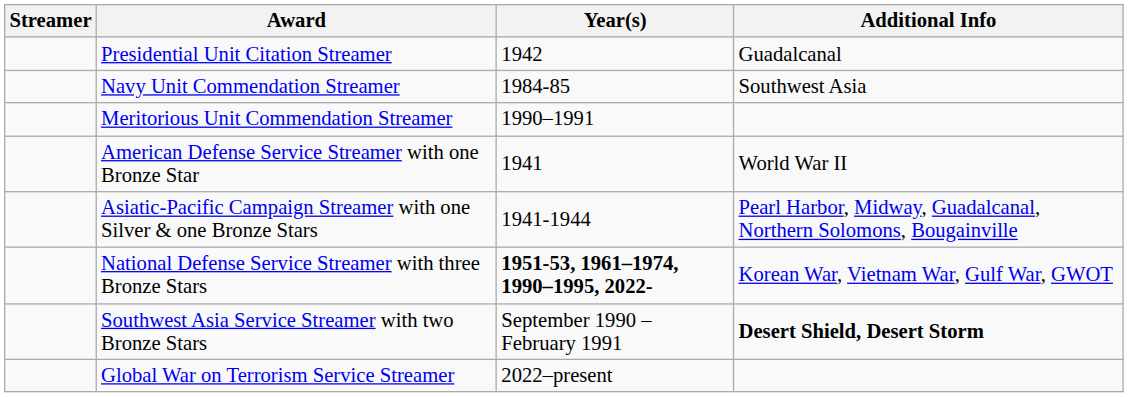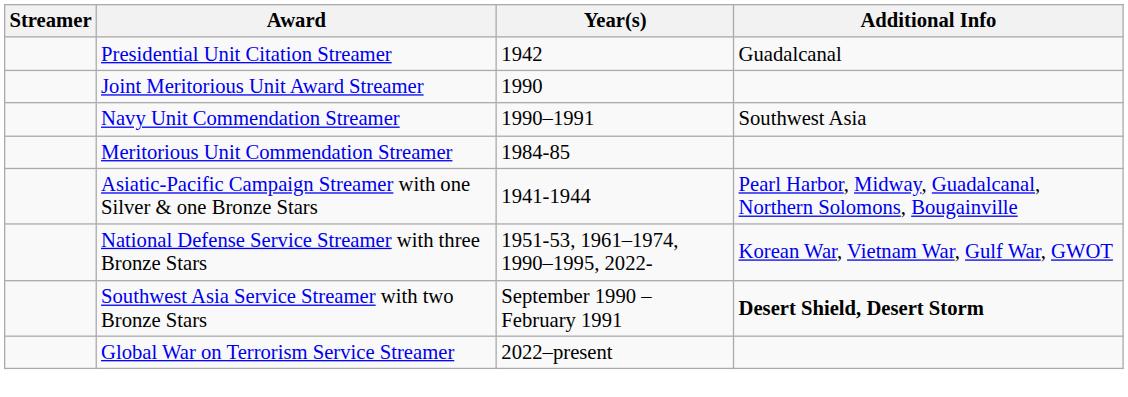+ row: (262, 86)
(536, 86) 1984-85 -> (548, 119) 1990–1991
(548, 119) 1990–1991 -> (536, 151) 1984-85
- row: (290, 163)
(590, 275) bold -> (590, 252) normal
